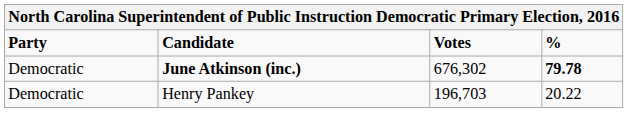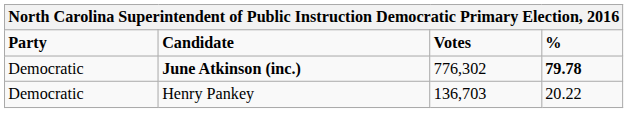(460, 68) 676,302 -> (460, 68) 776,302
(460, 94) 196,703 -> (460, 94) 136,703
